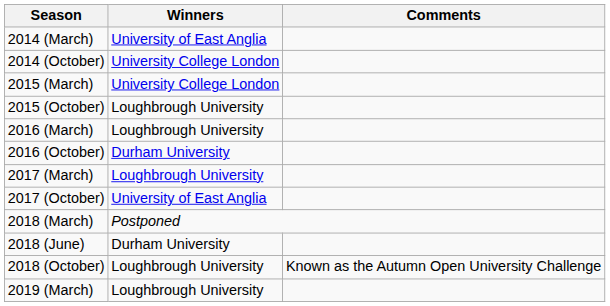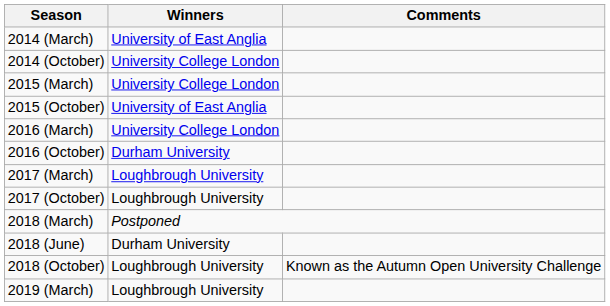(187, 107) Loughbrough University -> (189, 107) University of East Anglia
(187, 130) Loughbrough University -> (195, 130) University College London
(189, 198) University of East Anglia -> (187, 198) Loughbrough University
